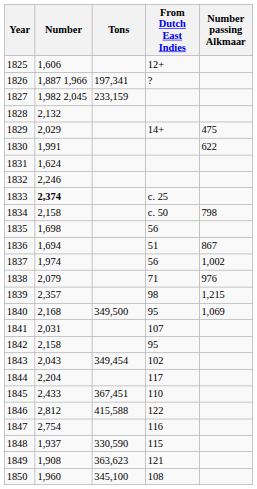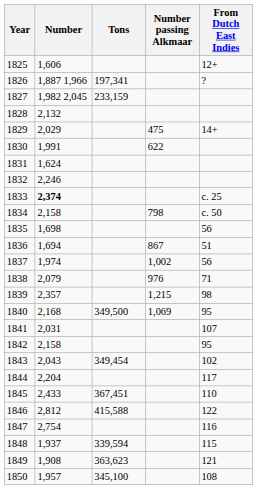columns swapped: (172, 30) <-> (226, 30)
(111, 443) 330,590 -> (111, 443) 339,594
(49, 476) 1,960 -> (49, 476) 1,957
